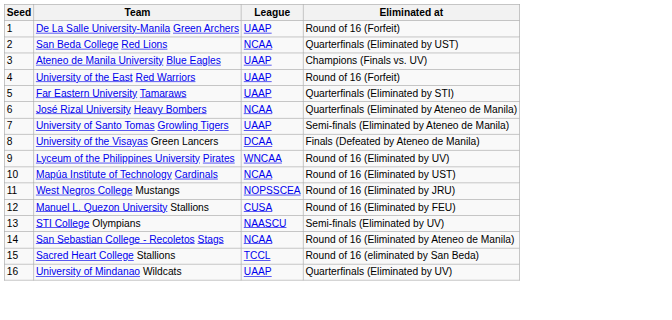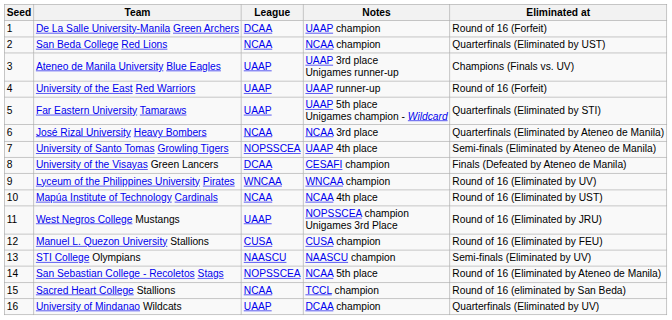+ column: (377, 12)
(258, 28) UAAP -> (258, 28) DCAA
(258, 126) UAAP -> (272, 149) NOPSSCEA
(272, 191) NOPSSCEA -> (258, 220) UAAP
(258, 239) NCAA -> (272, 274) NOPSSCEA
(257, 256) TCCL -> (258, 290) NCAA
